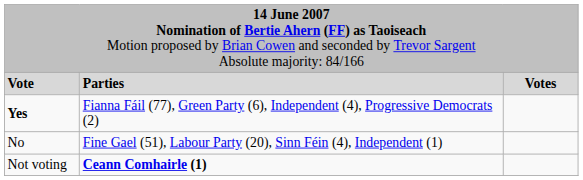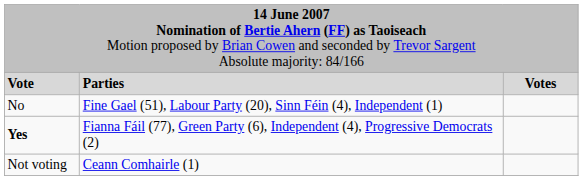rows swapped: (18, 113) <-> (16, 142)
(145, 164) bold -> (141, 164) normal
